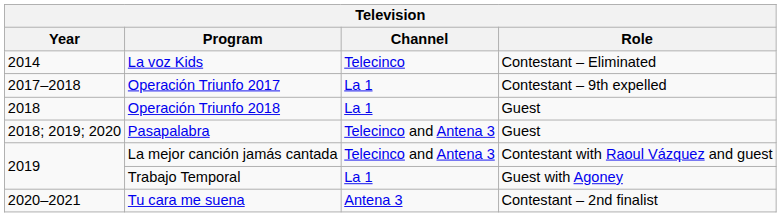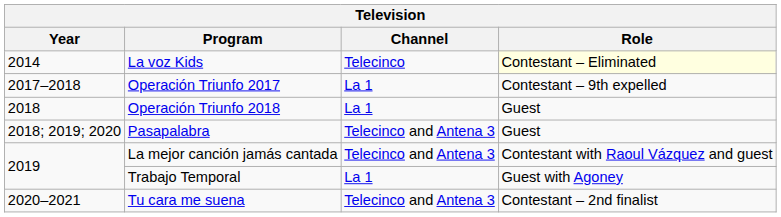(579, 62) no background -> (579, 62) lightyellow background
(373, 200) Antena 3 -> (420, 200) Telecinco and Antena 3
